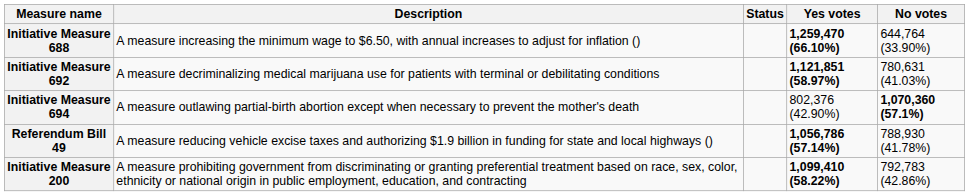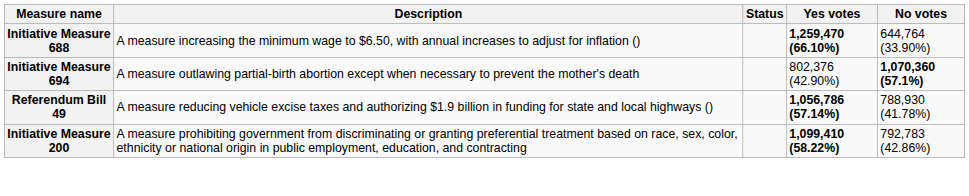- row: (59, 74)
